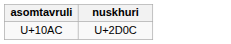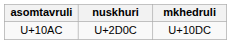+ column: (190, 13)
